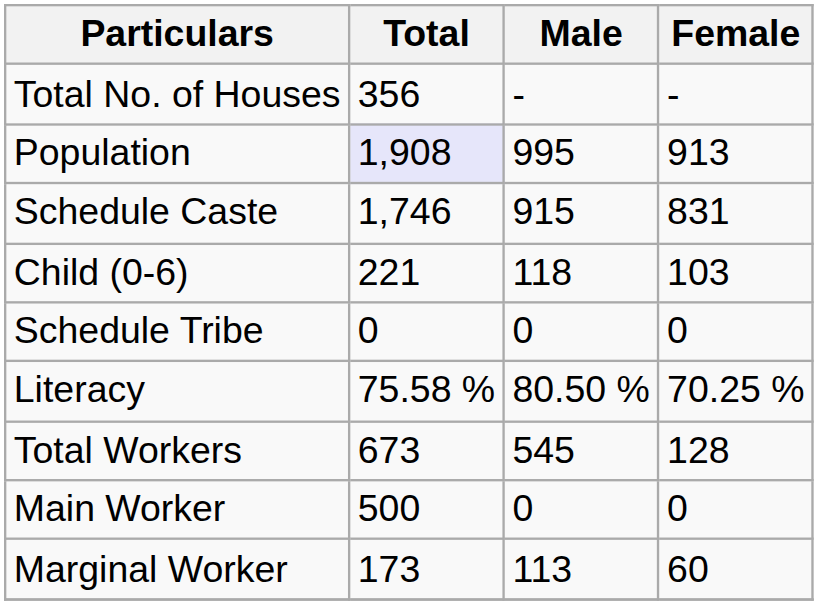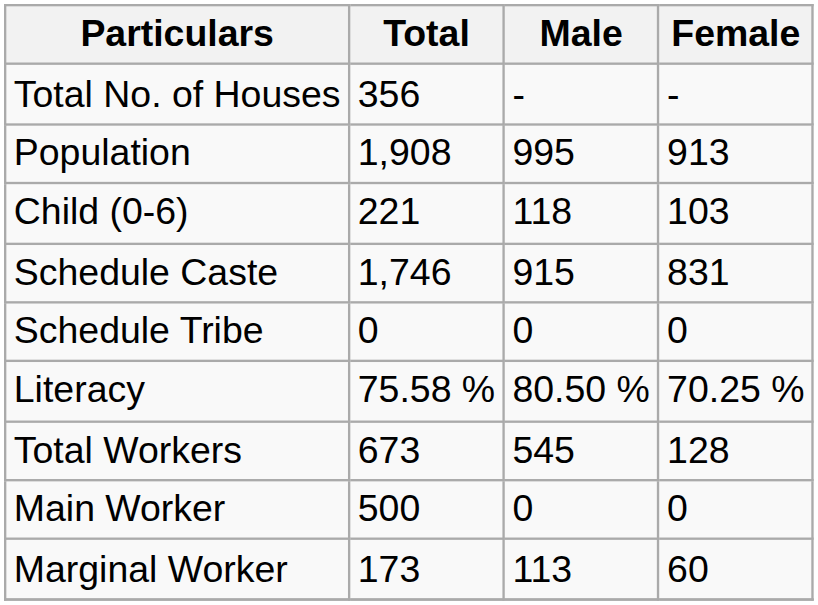(405, 152) lavender background -> (405, 152) no background
rows swapped: (101, 271) <-> (146, 212)
